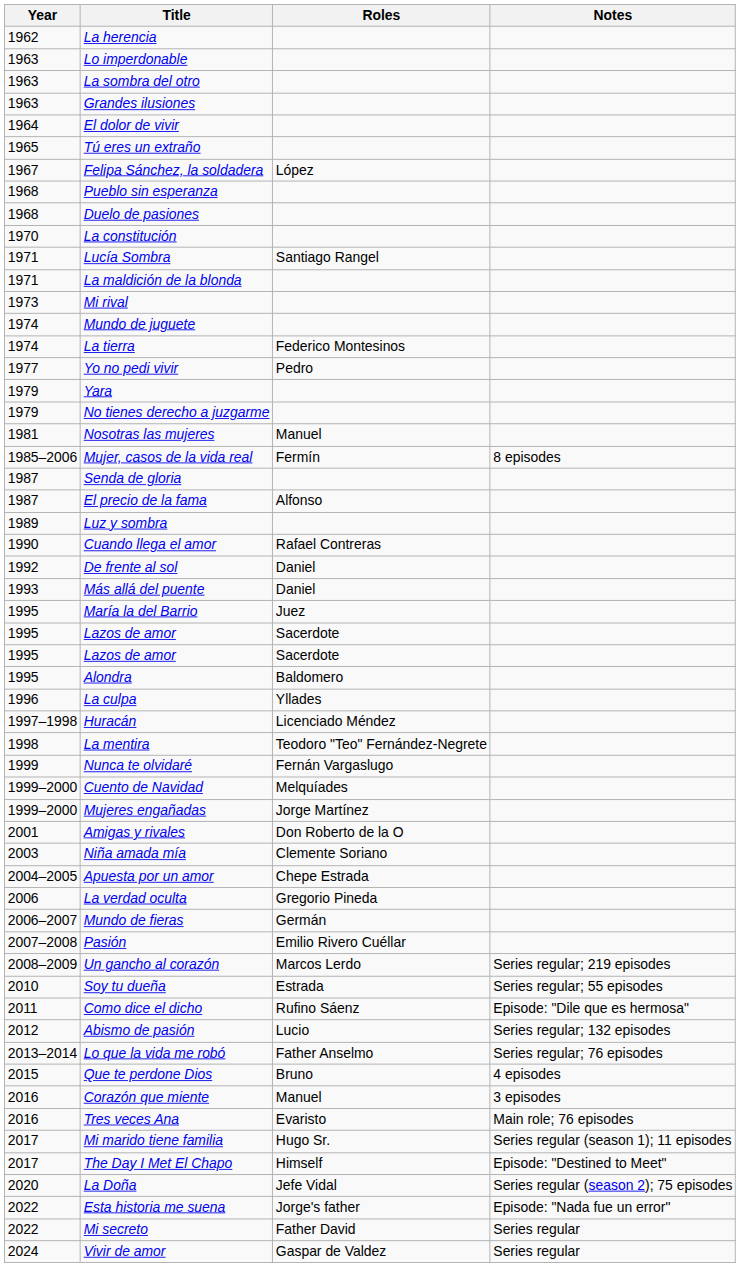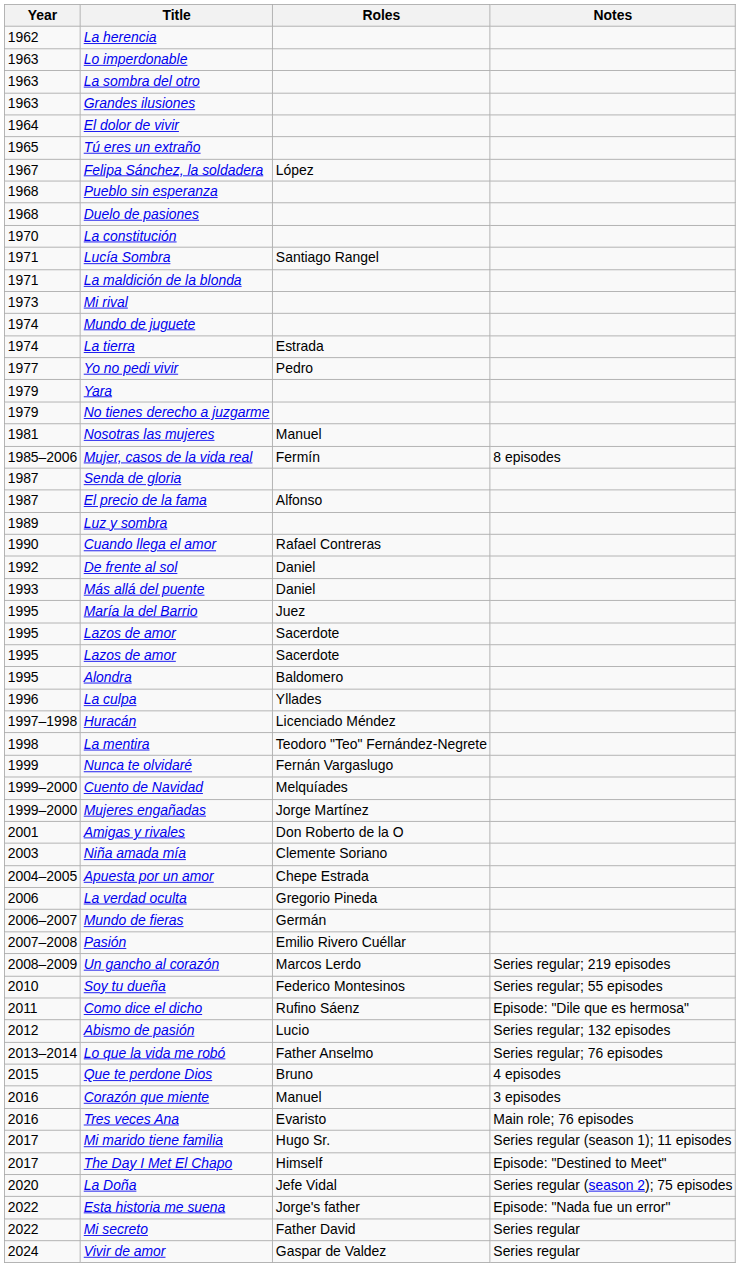(340, 346) Federico Montesinos -> (300, 346) Estrada
(300, 986) Estrada -> (340, 986) Federico Montesinos
